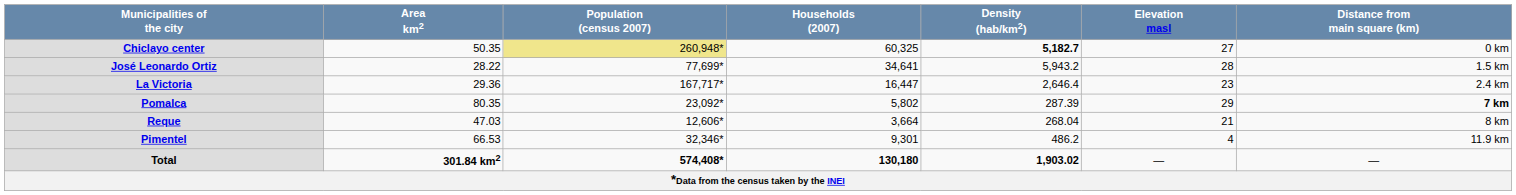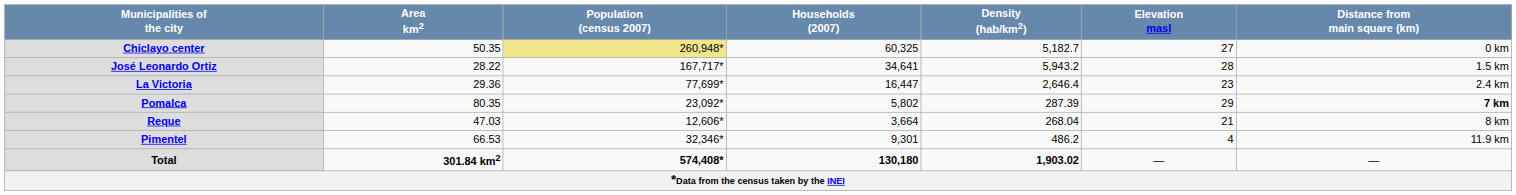(1061, 48) bold -> (1061, 48) normal
(705, 67) 77,699* -> (702, 67) 167,717*
(702, 85) 167,717* -> (705, 85) 77,699*
